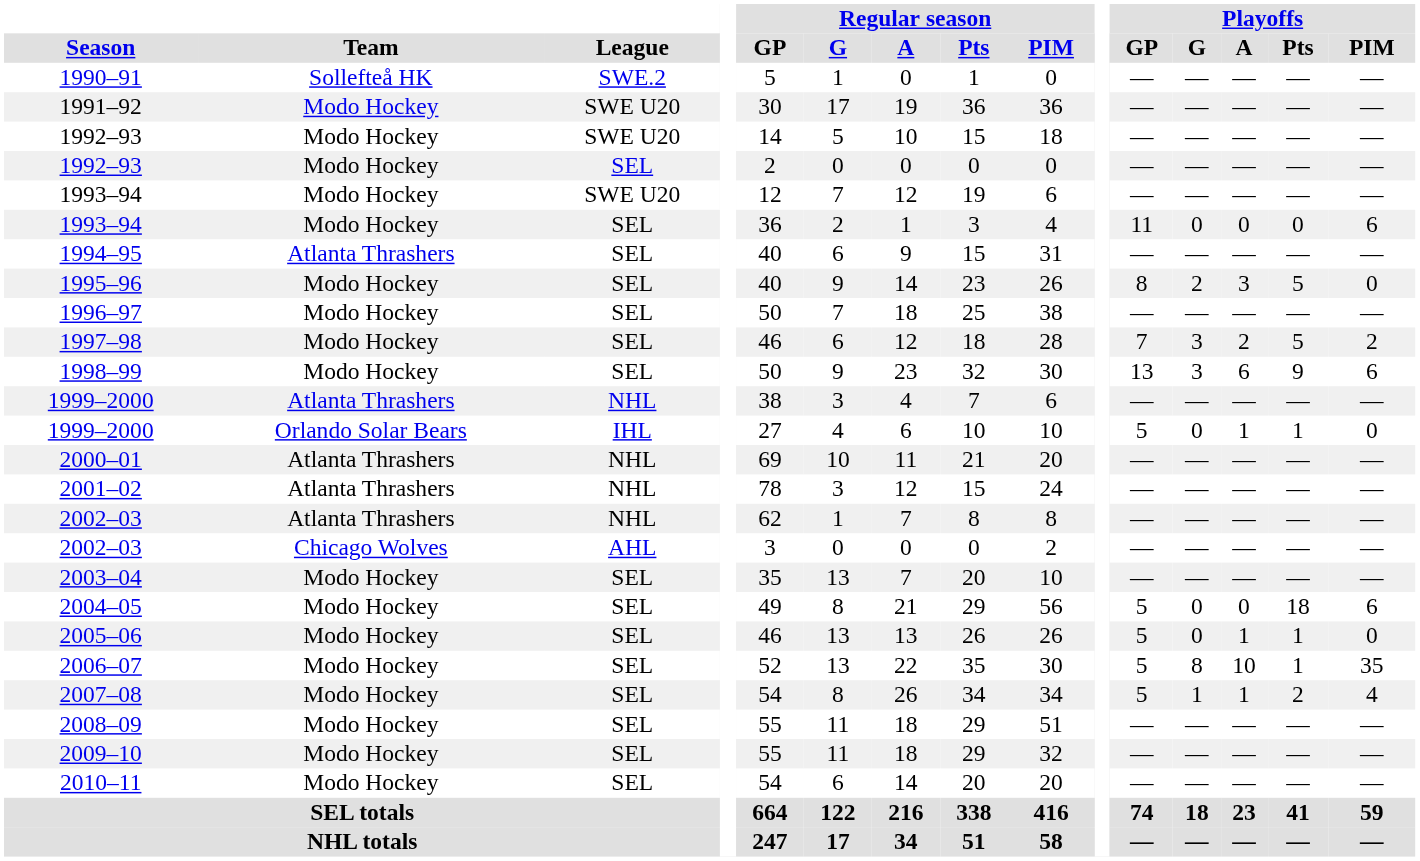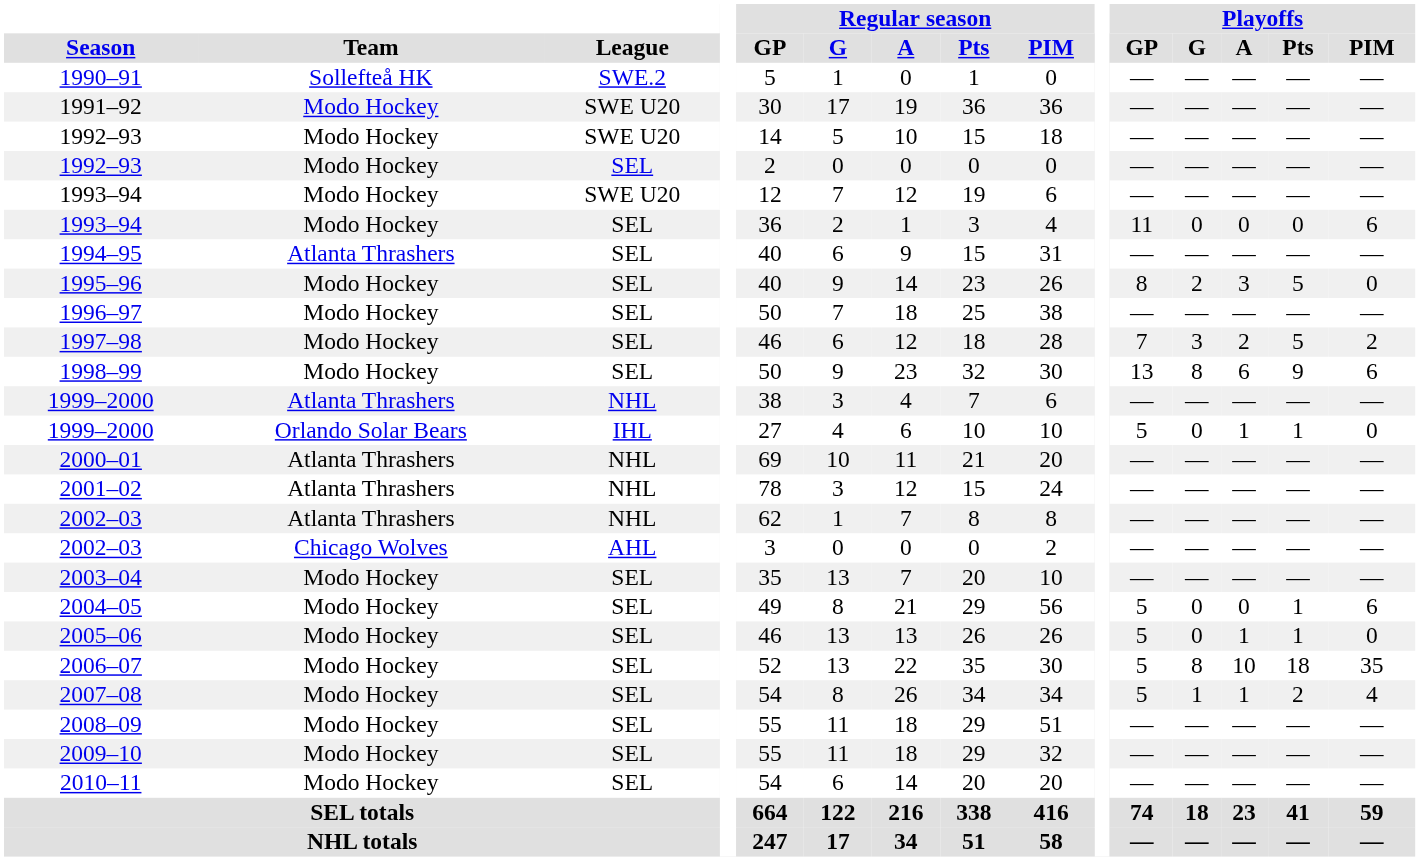(1197, 371) 3 -> (1197, 371) 8
(1298, 606) 18 -> (1298, 606) 1
(1298, 665) 1 -> (1298, 665) 18
